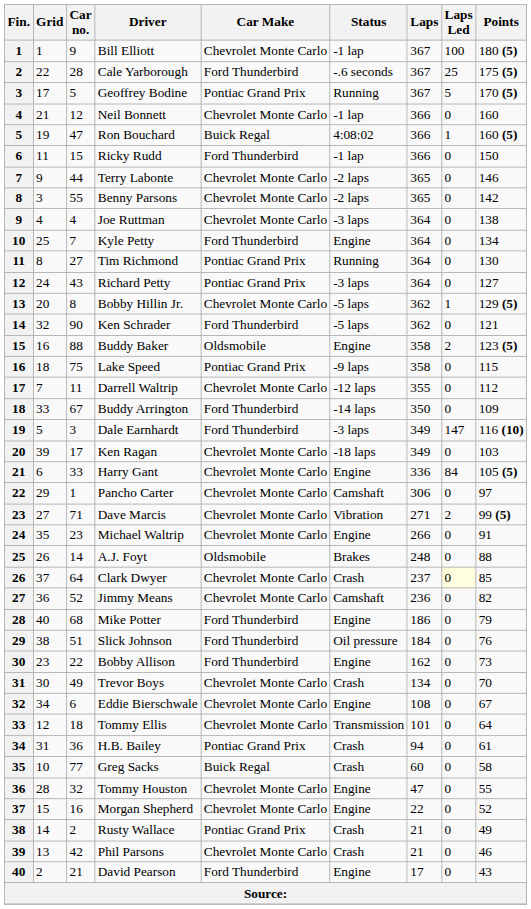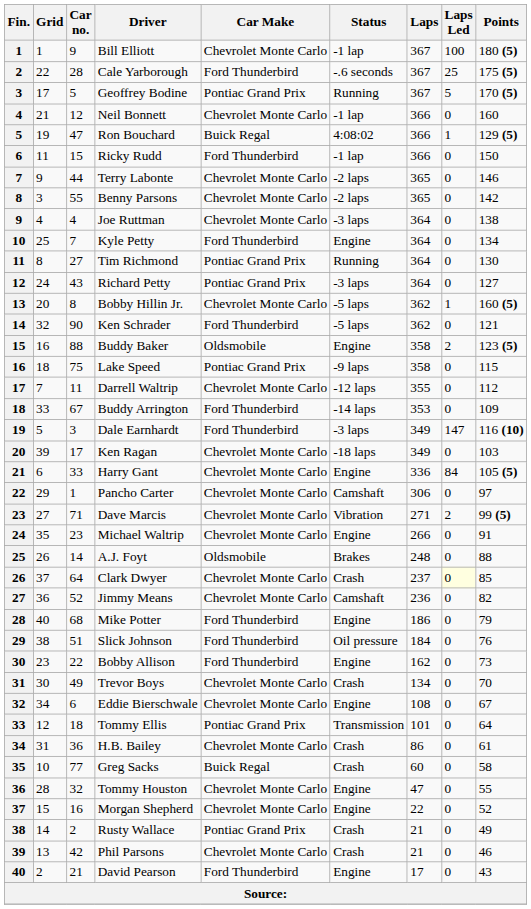(498, 135) 160 (5) -> (498, 135) 129 (5)
(498, 303) 129 (5) -> (498, 303) 160 (5)
(420, 409) 350 -> (420, 409) 353
(265, 724) Chevrolet Monte Carlo -> (255, 724) Pontiac Grand Prix
(255, 746) Pontiac Grand Prix -> (265, 746) Chevrolet Monte Carlo
(417, 746) 94 -> (417, 746) 86
